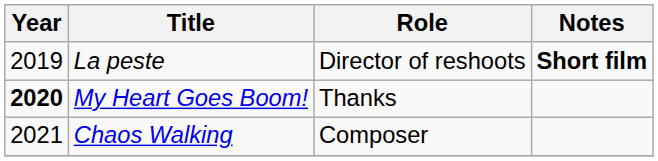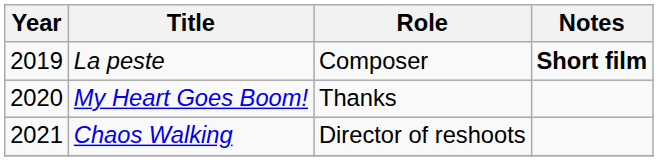(422, 60) Director of reshoots -> (374, 60) Composer
(37, 98) bold -> (37, 98) normal
(374, 135) Composer -> (422, 135) Director of reshoots
